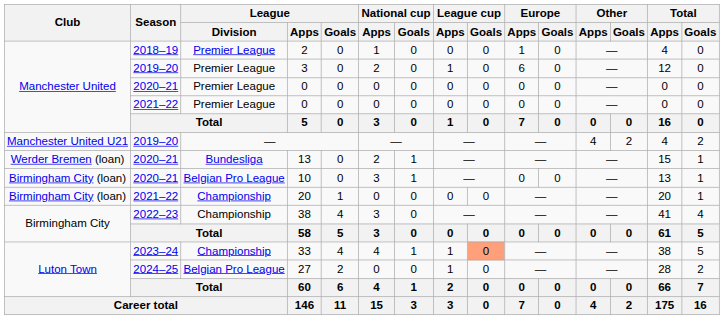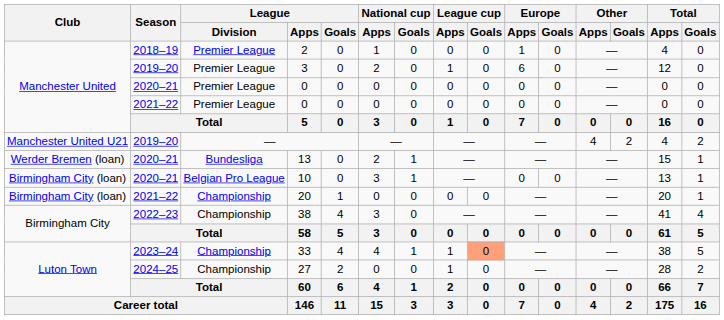(234, 269) Belgian Pro League -> (234, 269) Championship
